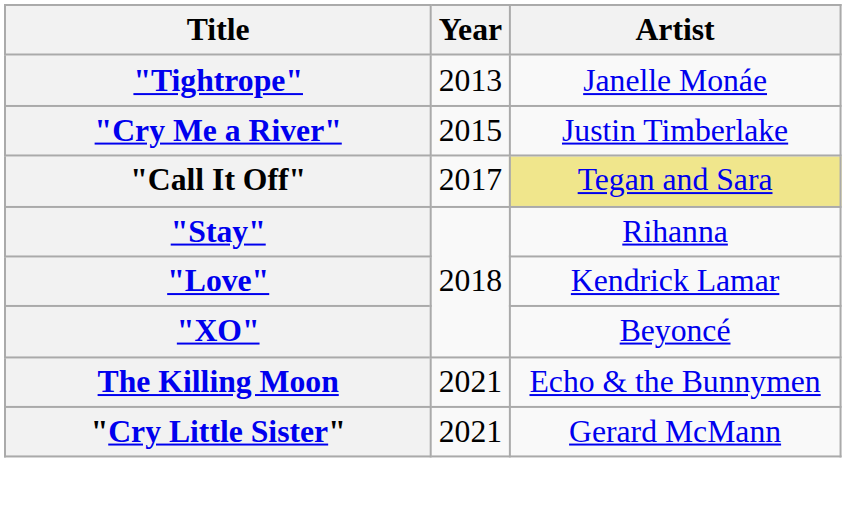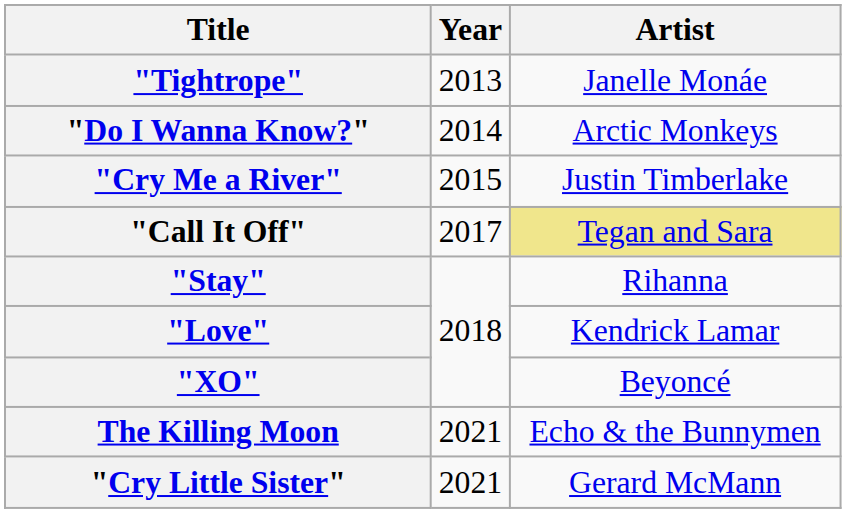+ row: (218, 130)
